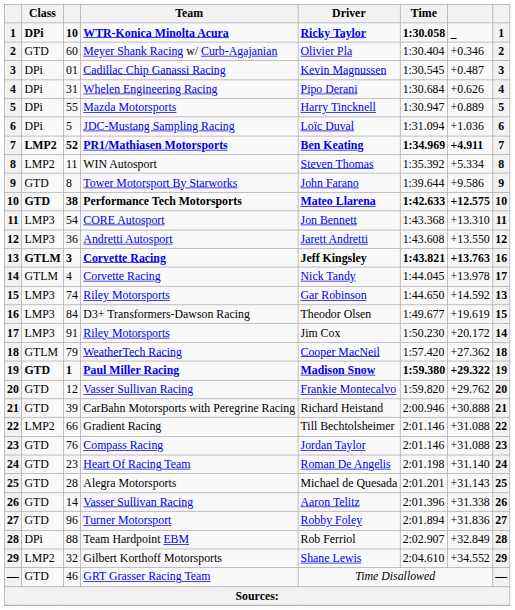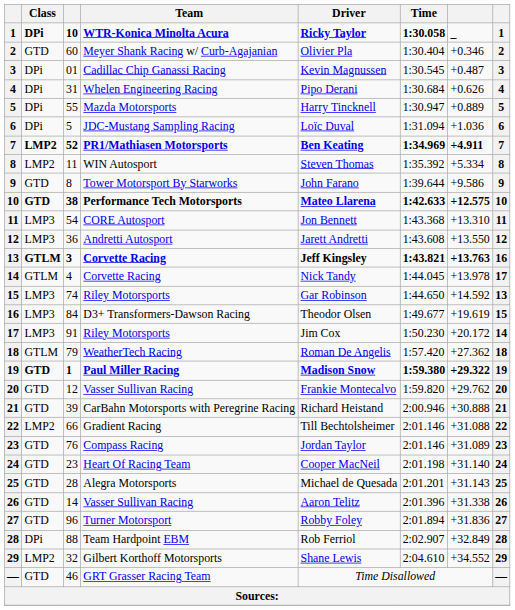(340, 351) Cooper MacNeil -> (346, 351) Roman De Angelis
(470, 445) +31.088 -> (470, 445) +31.089
(346, 464) Roman De Angelis -> (340, 464) Cooper MacNeil
